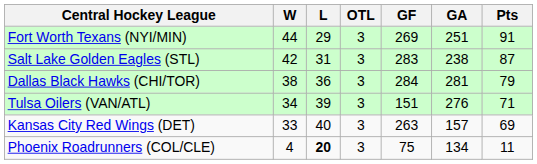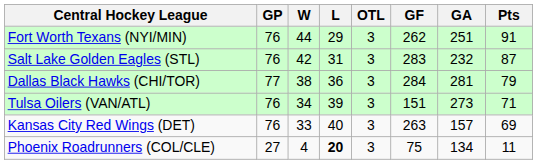+ column: (272, 15)
(407, 37) 269 -> (414, 37) 262
(457, 59) 238 -> (462, 59) 232
(457, 103) 276 -> (462, 103) 273
